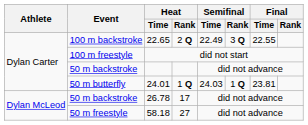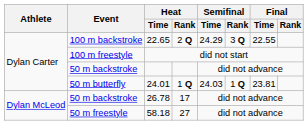(211, 40) 22.49 -> (211, 40) 24.29
